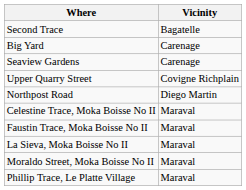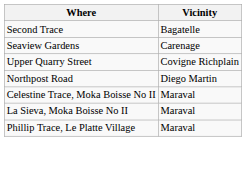- row: (25, 45)
- row: (77, 128)
- row: (80, 161)
